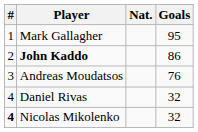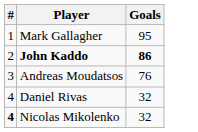- column: (141, 14)
(174, 55) normal -> (145, 55) bold
